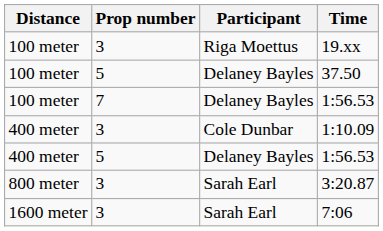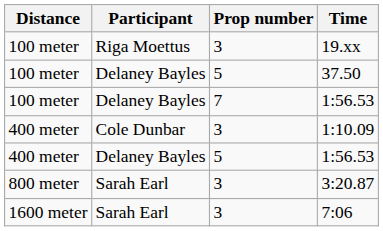columns swapped: (146, 18) <-> (259, 18)
